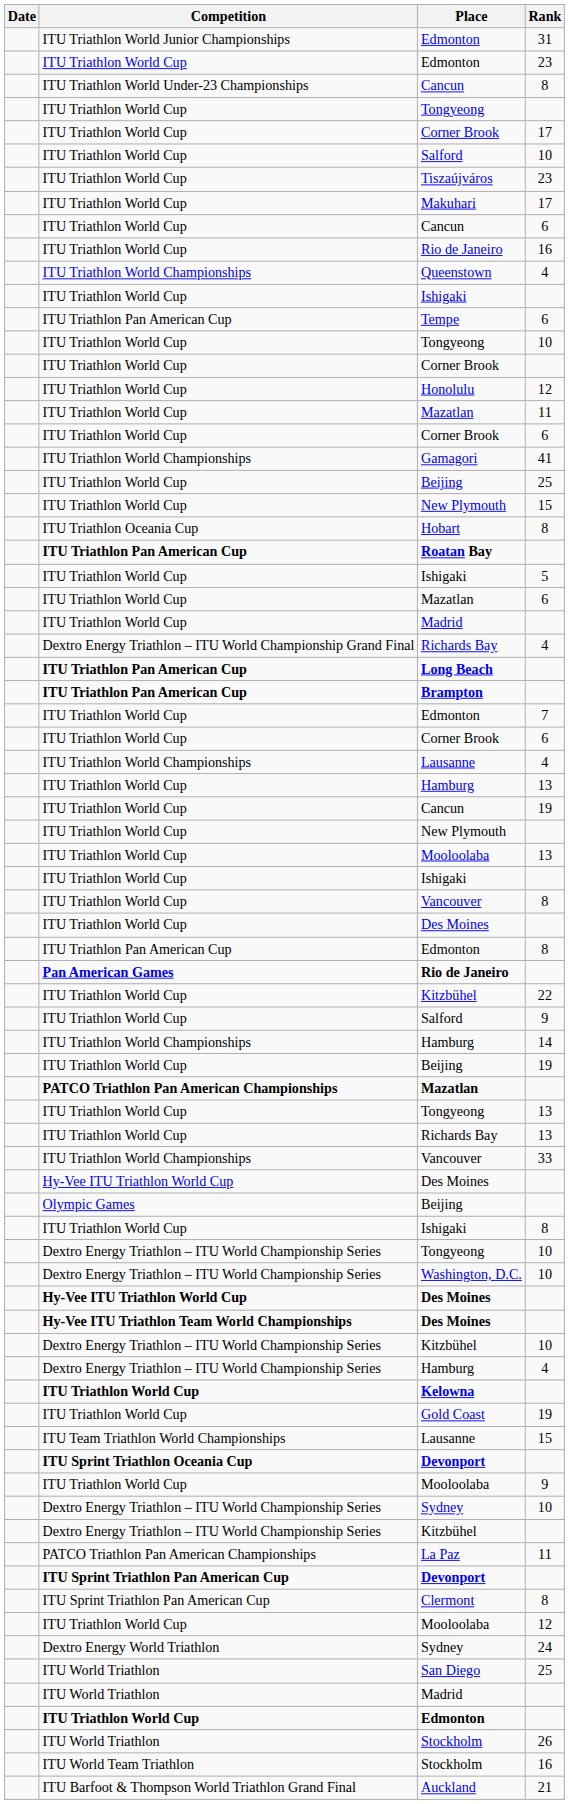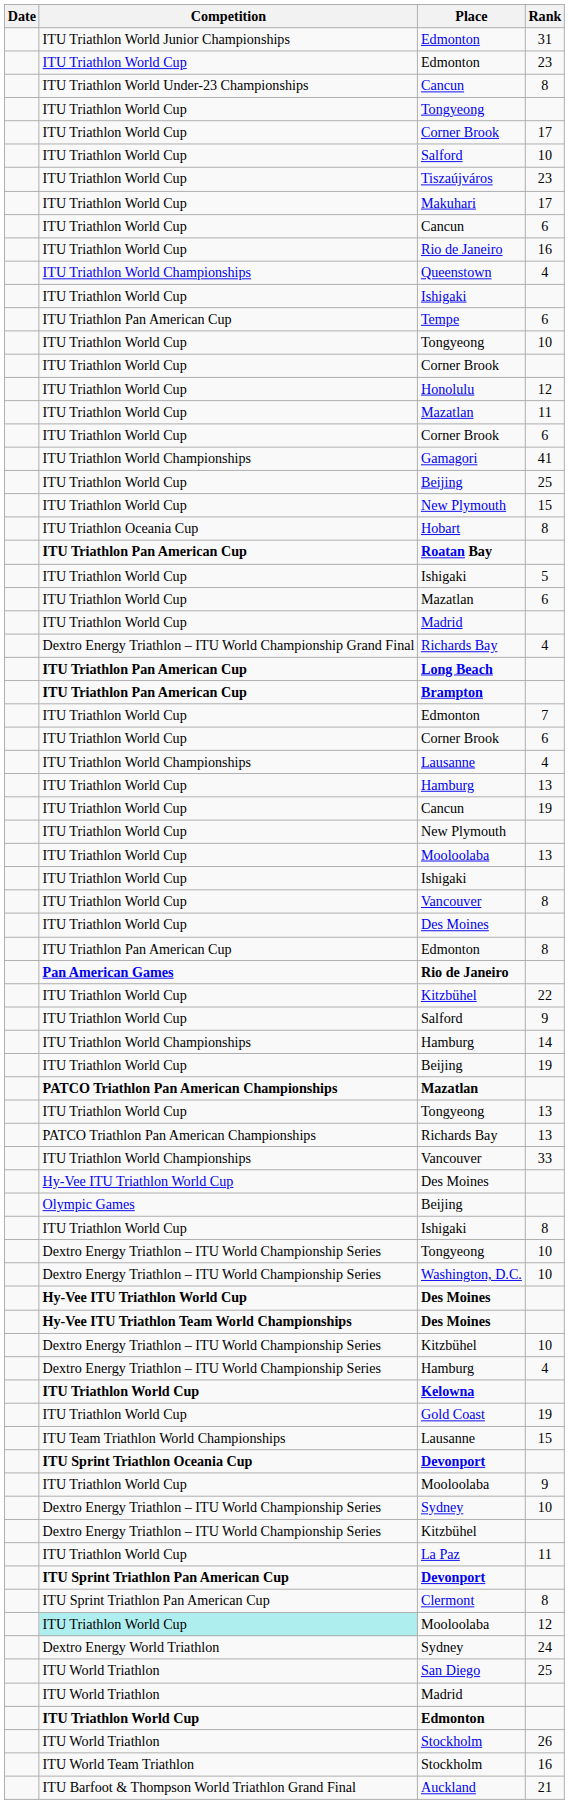(115, 1135) ITU Triathlon World Cup -> (179, 1135) PATCO Triathlon Pan American Championships
(179, 1554) PATCO Triathlon Pan American Championships -> (115, 1554) ITU Triathlon World Cup
(115, 1624) no background -> (115, 1624) paleturquoise background
